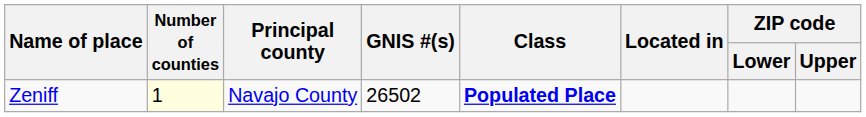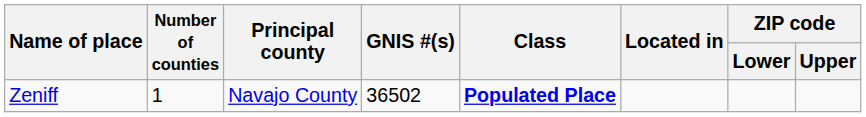(157, 95) lightyellow background -> (157, 95) no background
(394, 95) 26502 -> (394, 95) 36502
